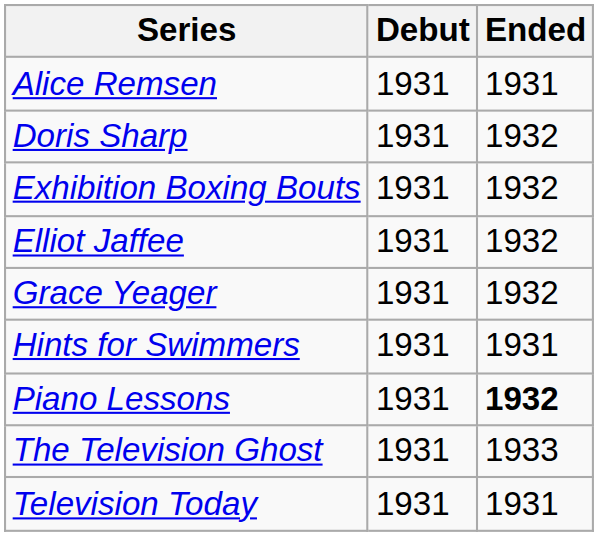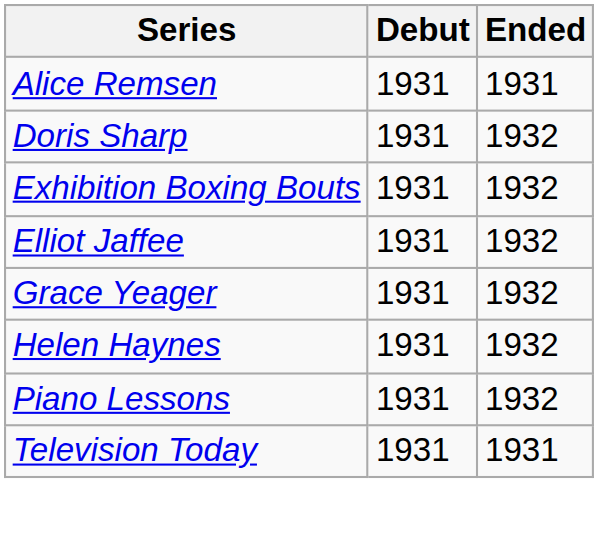+ row: (117, 345)
- row: (156, 345)
(522, 398) bold -> (522, 398) normal
- row: (168, 450)
